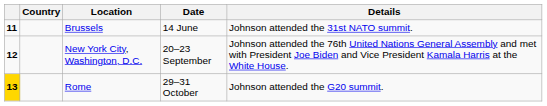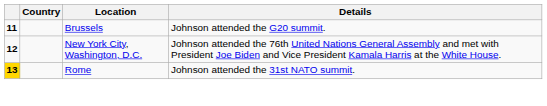- column: (194, 12)
(321, 28) Johnson attended the 31st NATO summit. -> (248, 28) Johnson attended the G20 summit.
(306, 87) Johnson attended the G20 summit. -> (263, 70) Johnson attended the 31st NATO summit.
